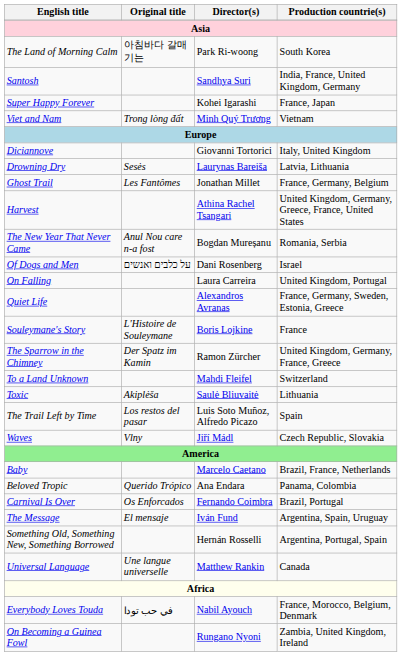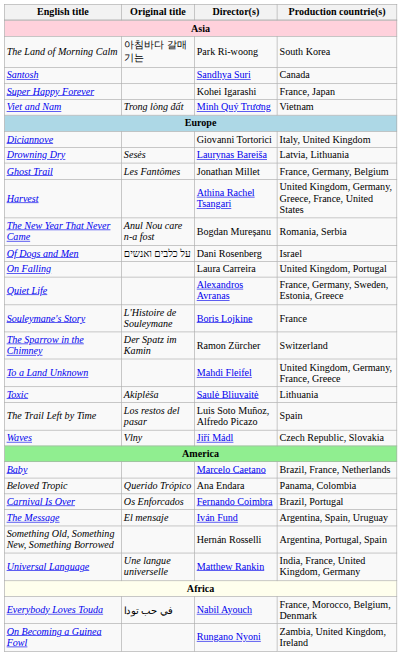(322, 81) India, France, United Kingdom, Germany -> (295, 75) Canada
(336, 357) United Kingdom, Germany, France, Greece -> (304, 345) Switzerland
(304, 378) Switzerland -> (336, 373) United Kingdom, Germany, France, Greece
(295, 566) Canada -> (322, 566) India, France, United Kingdom, Germany
